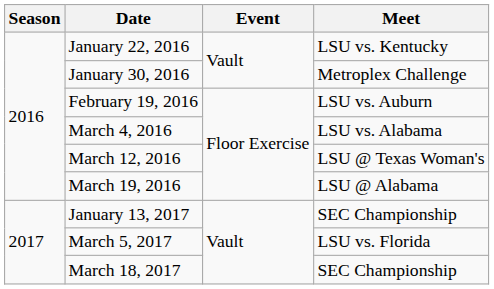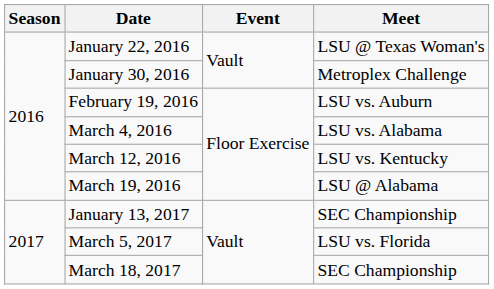(383, 46) LSU vs. Kentucky -> (401, 46) LSU @ Texas Woman's
(401, 158) LSU @ Texas Woman's -> (383, 158) LSU vs. Kentucky
